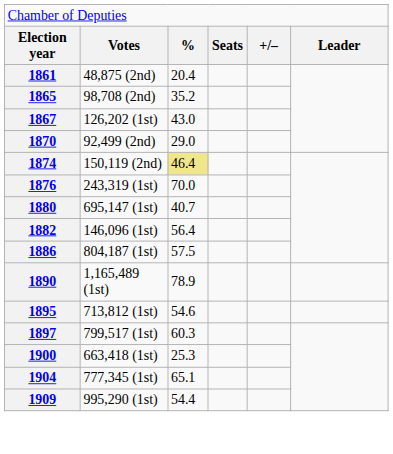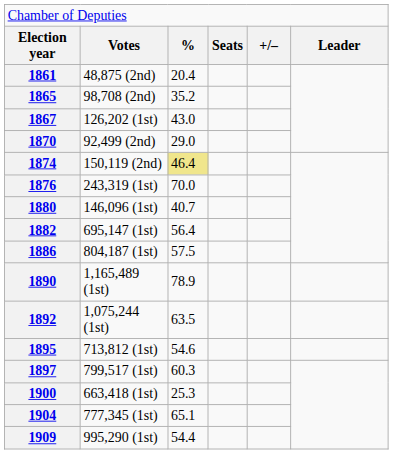(121, 207) 695,147 (1st) -> (121, 207) 146,096 (1st)
(121, 229) 146,096 (1st) -> (121, 229) 695,147 (1st)
+ row: (42, 319)
